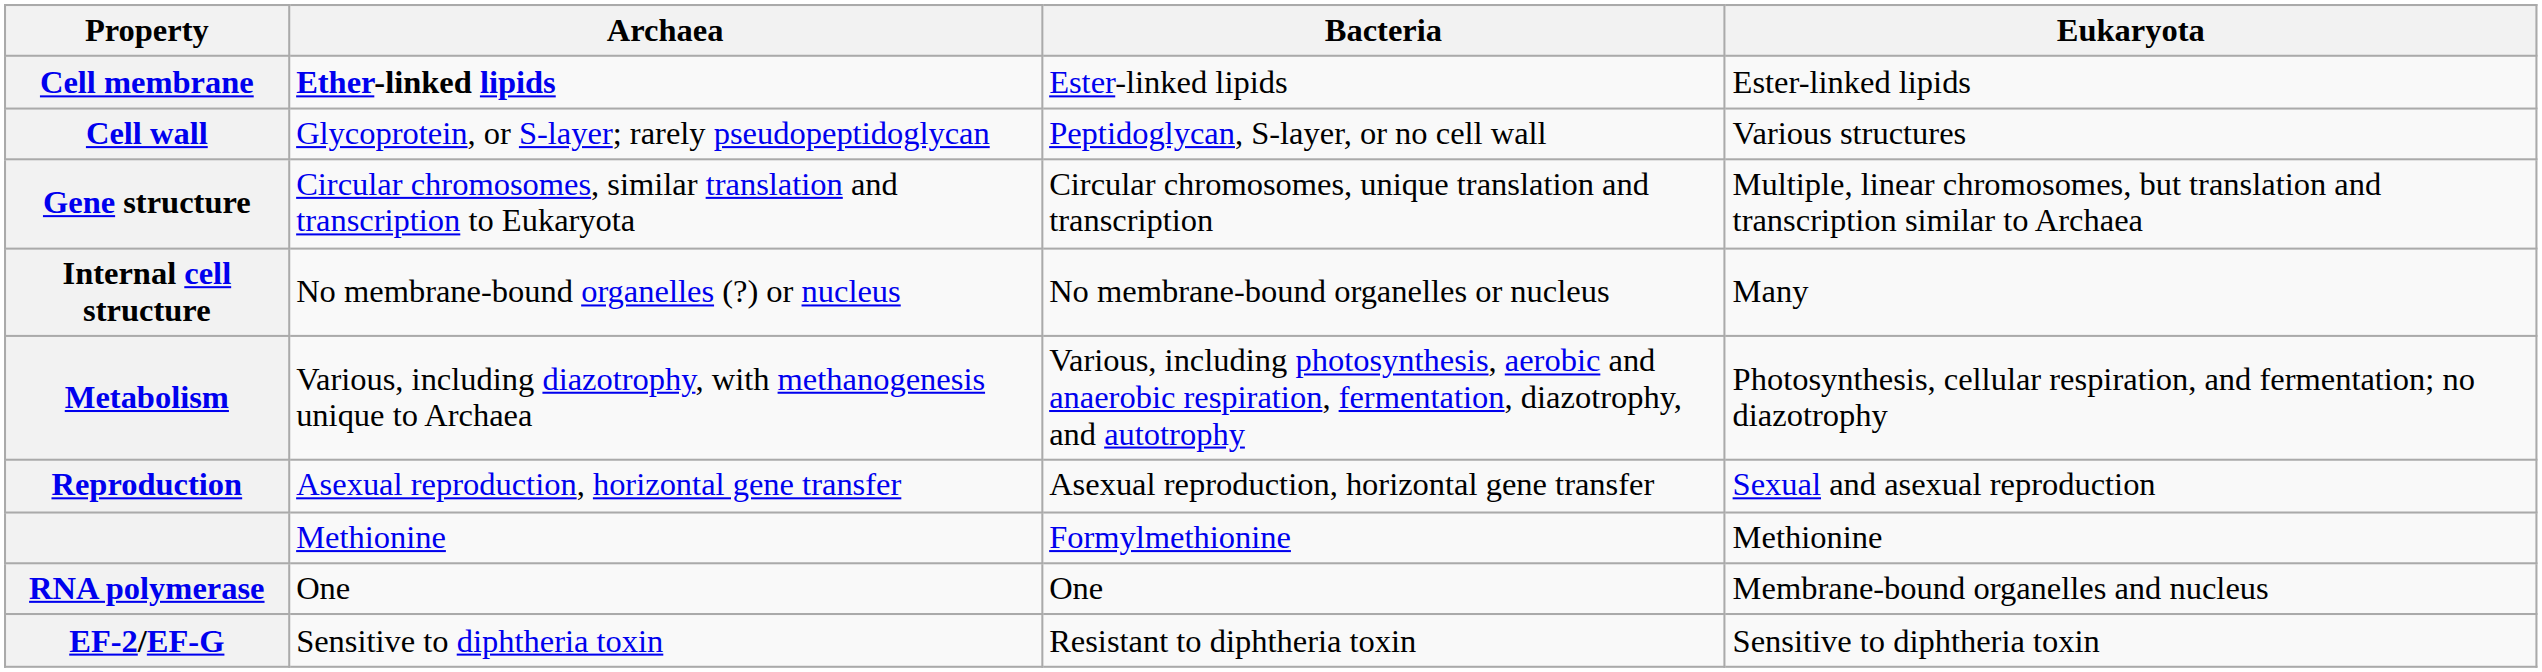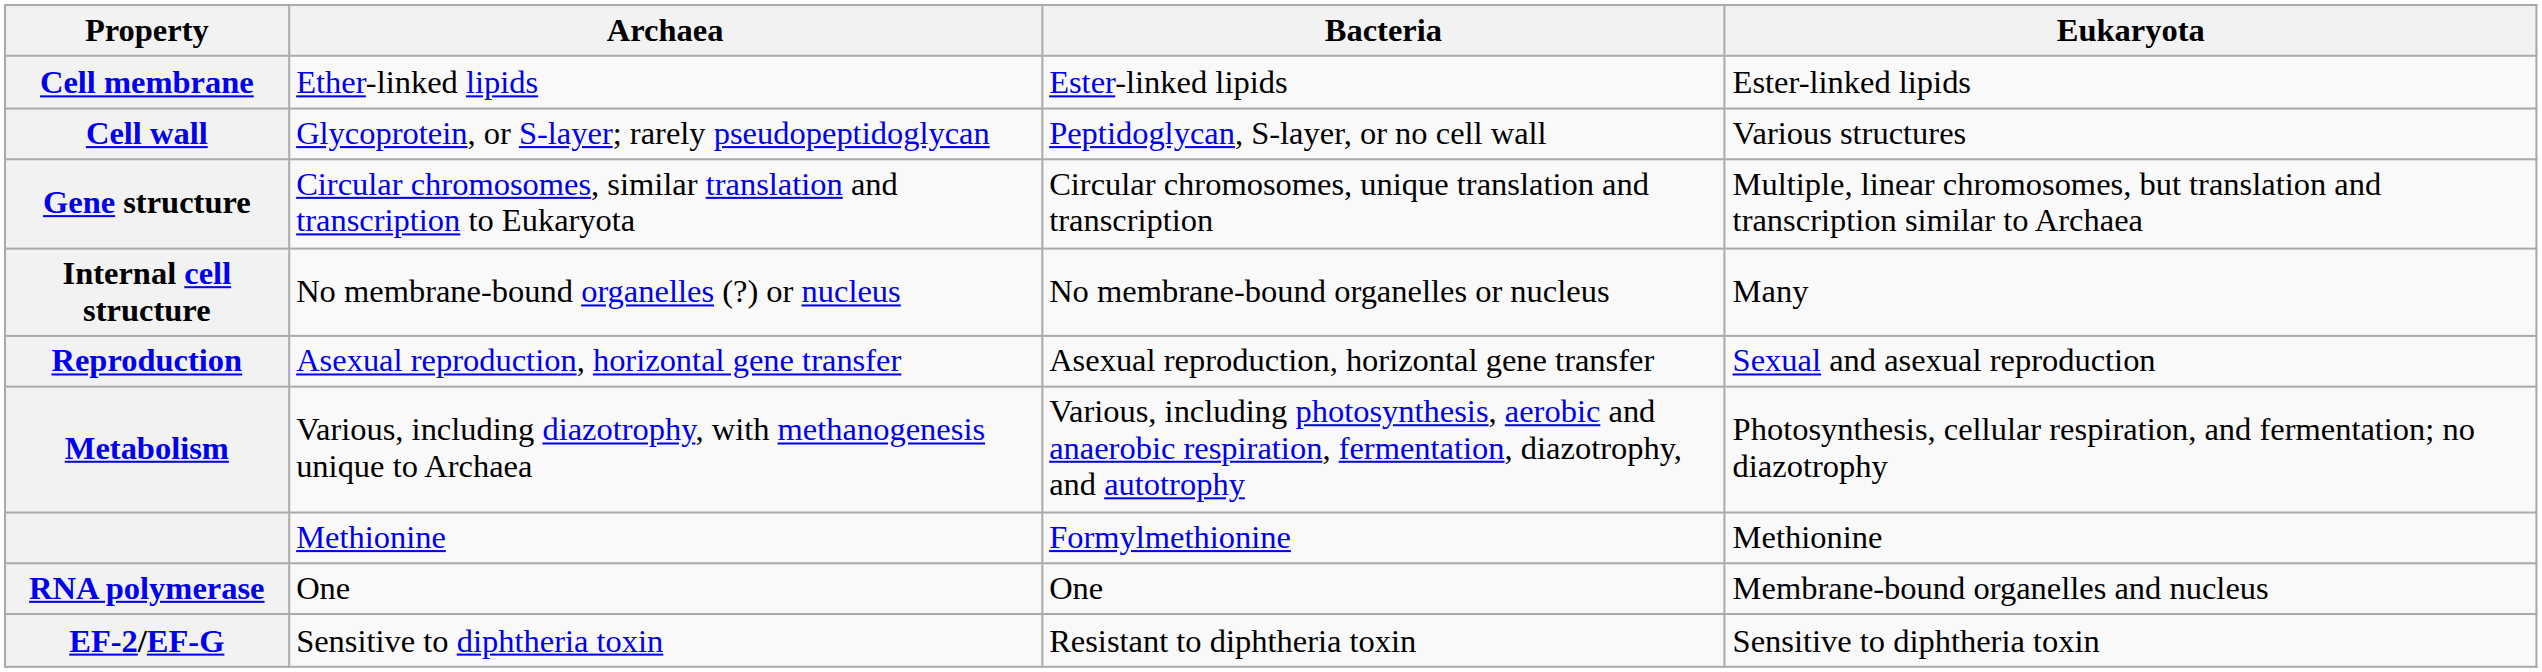(426, 81) bold -> (417, 81) normal
rows swapped: (147, 397) <-> (147, 485)
